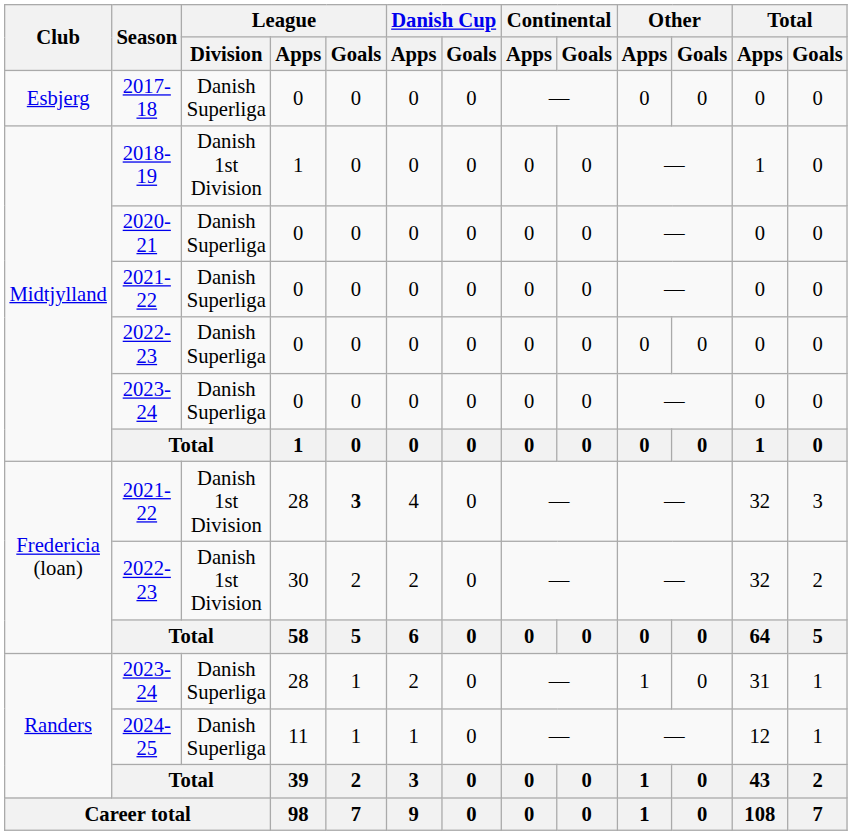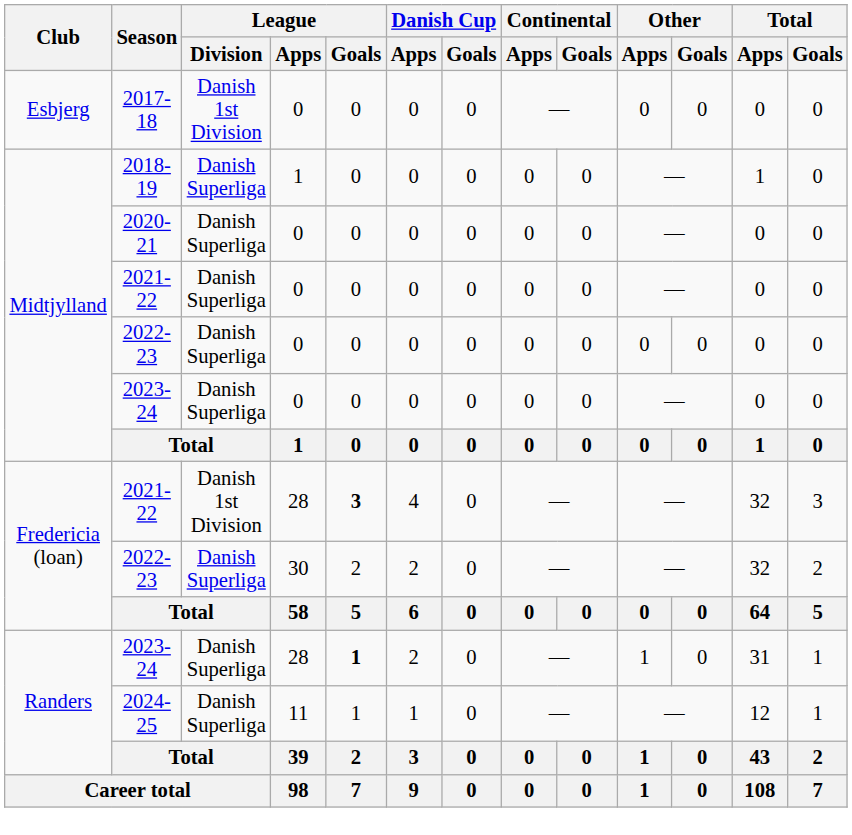(226, 97) Danish Superliga -> (226, 109) Danish 1st Division
(226, 165) Danish 1st Division -> (226, 177) Danish Superliga
(226, 580) Danish 1st Division -> (226, 568) Danish Superliga
(356, 680) normal -> (356, 657) bold
